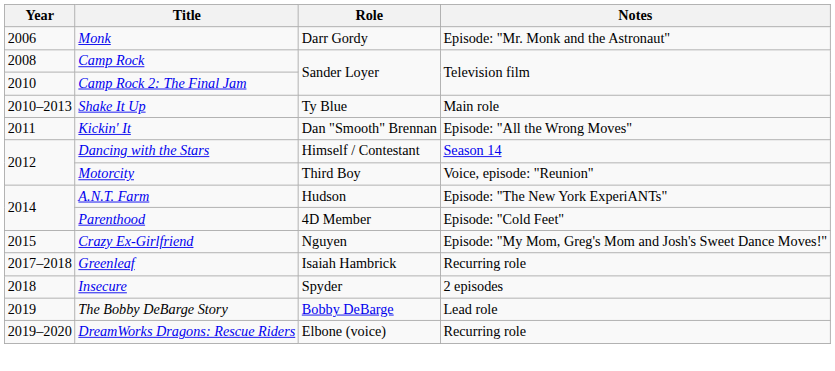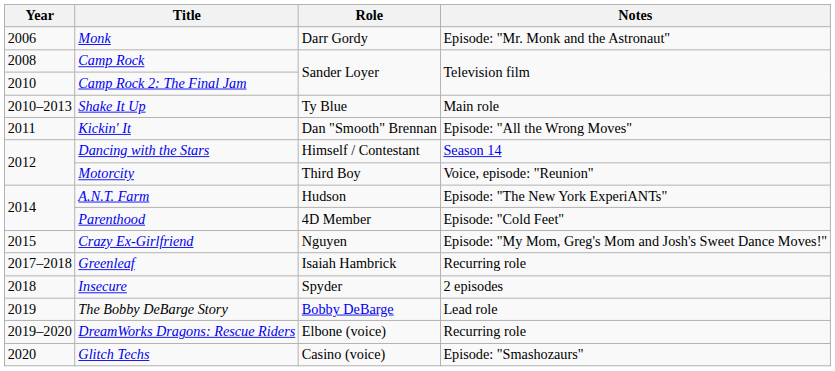+ row: (114, 354)
